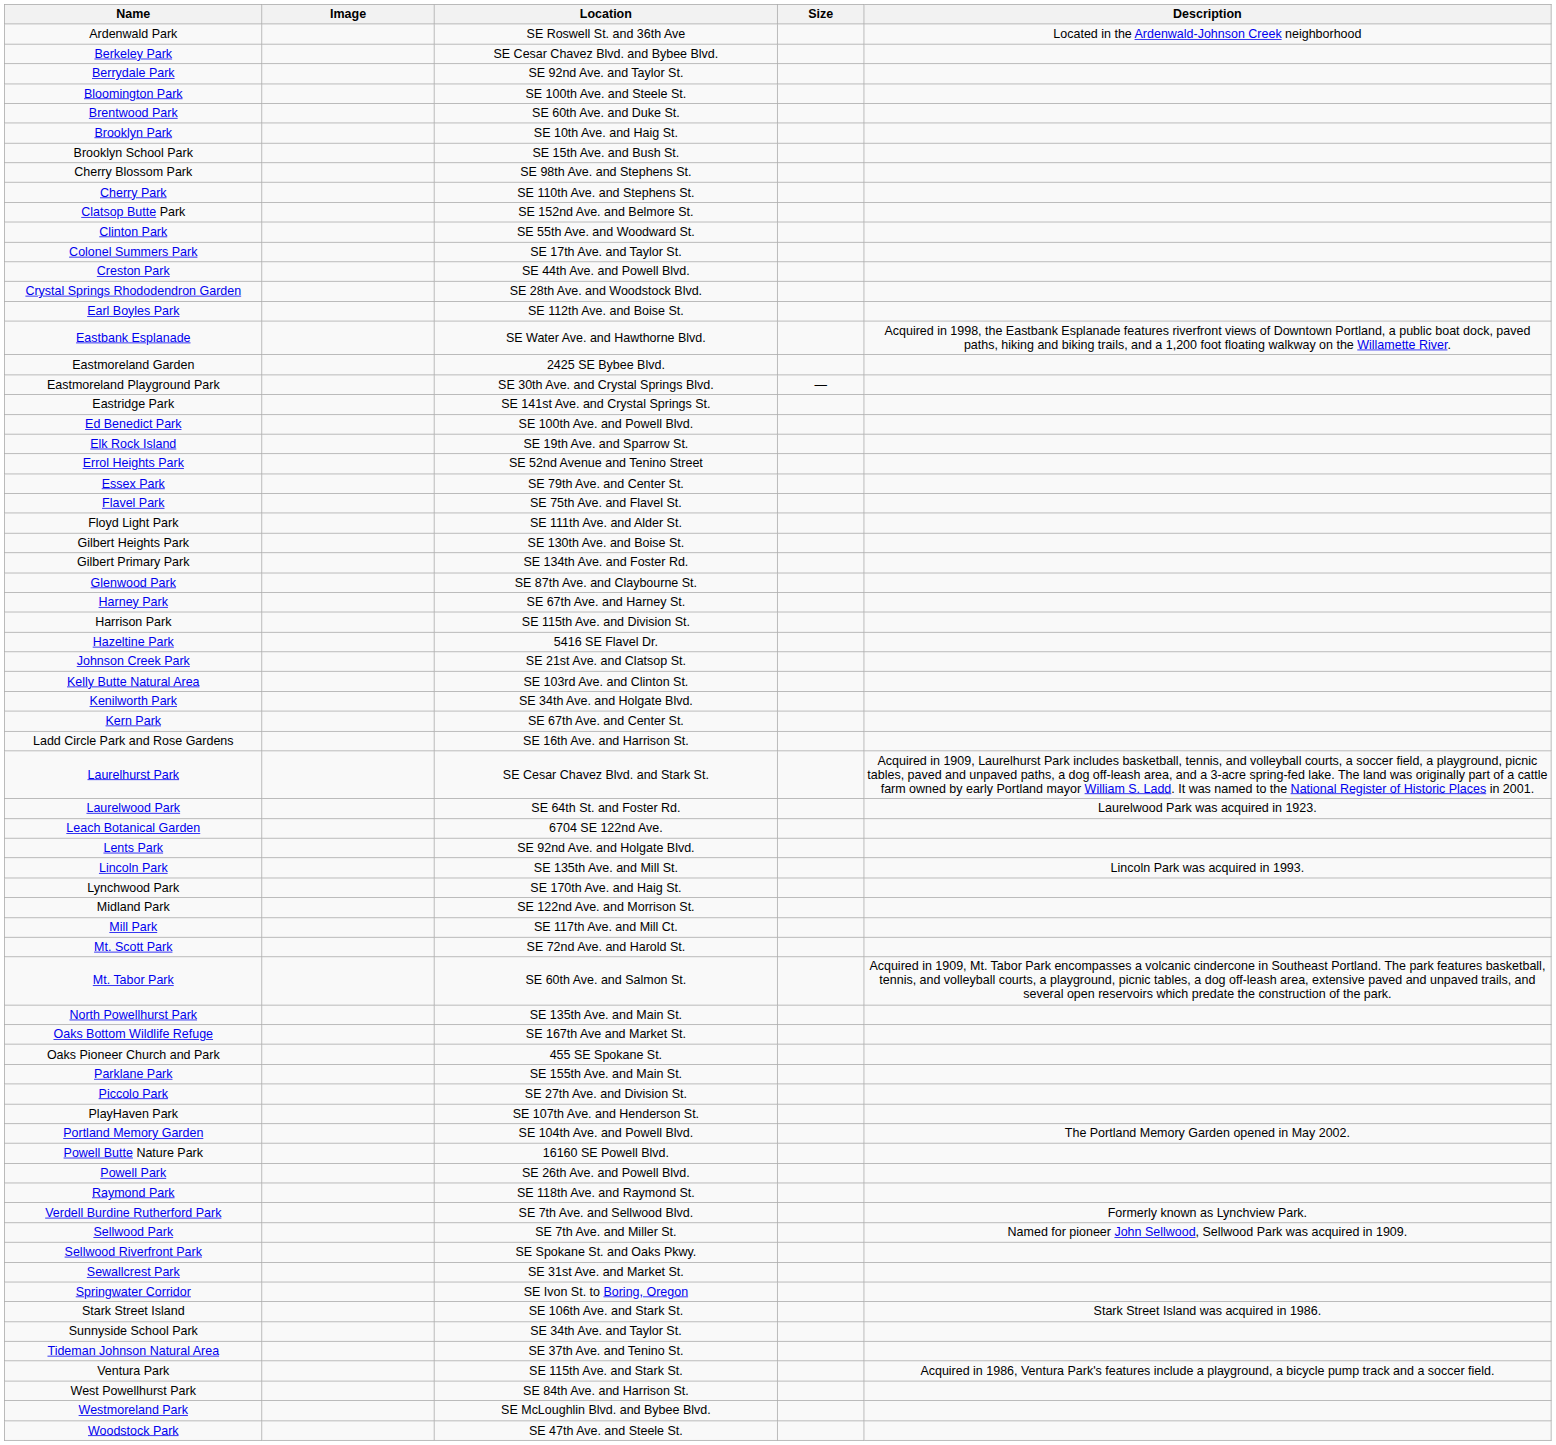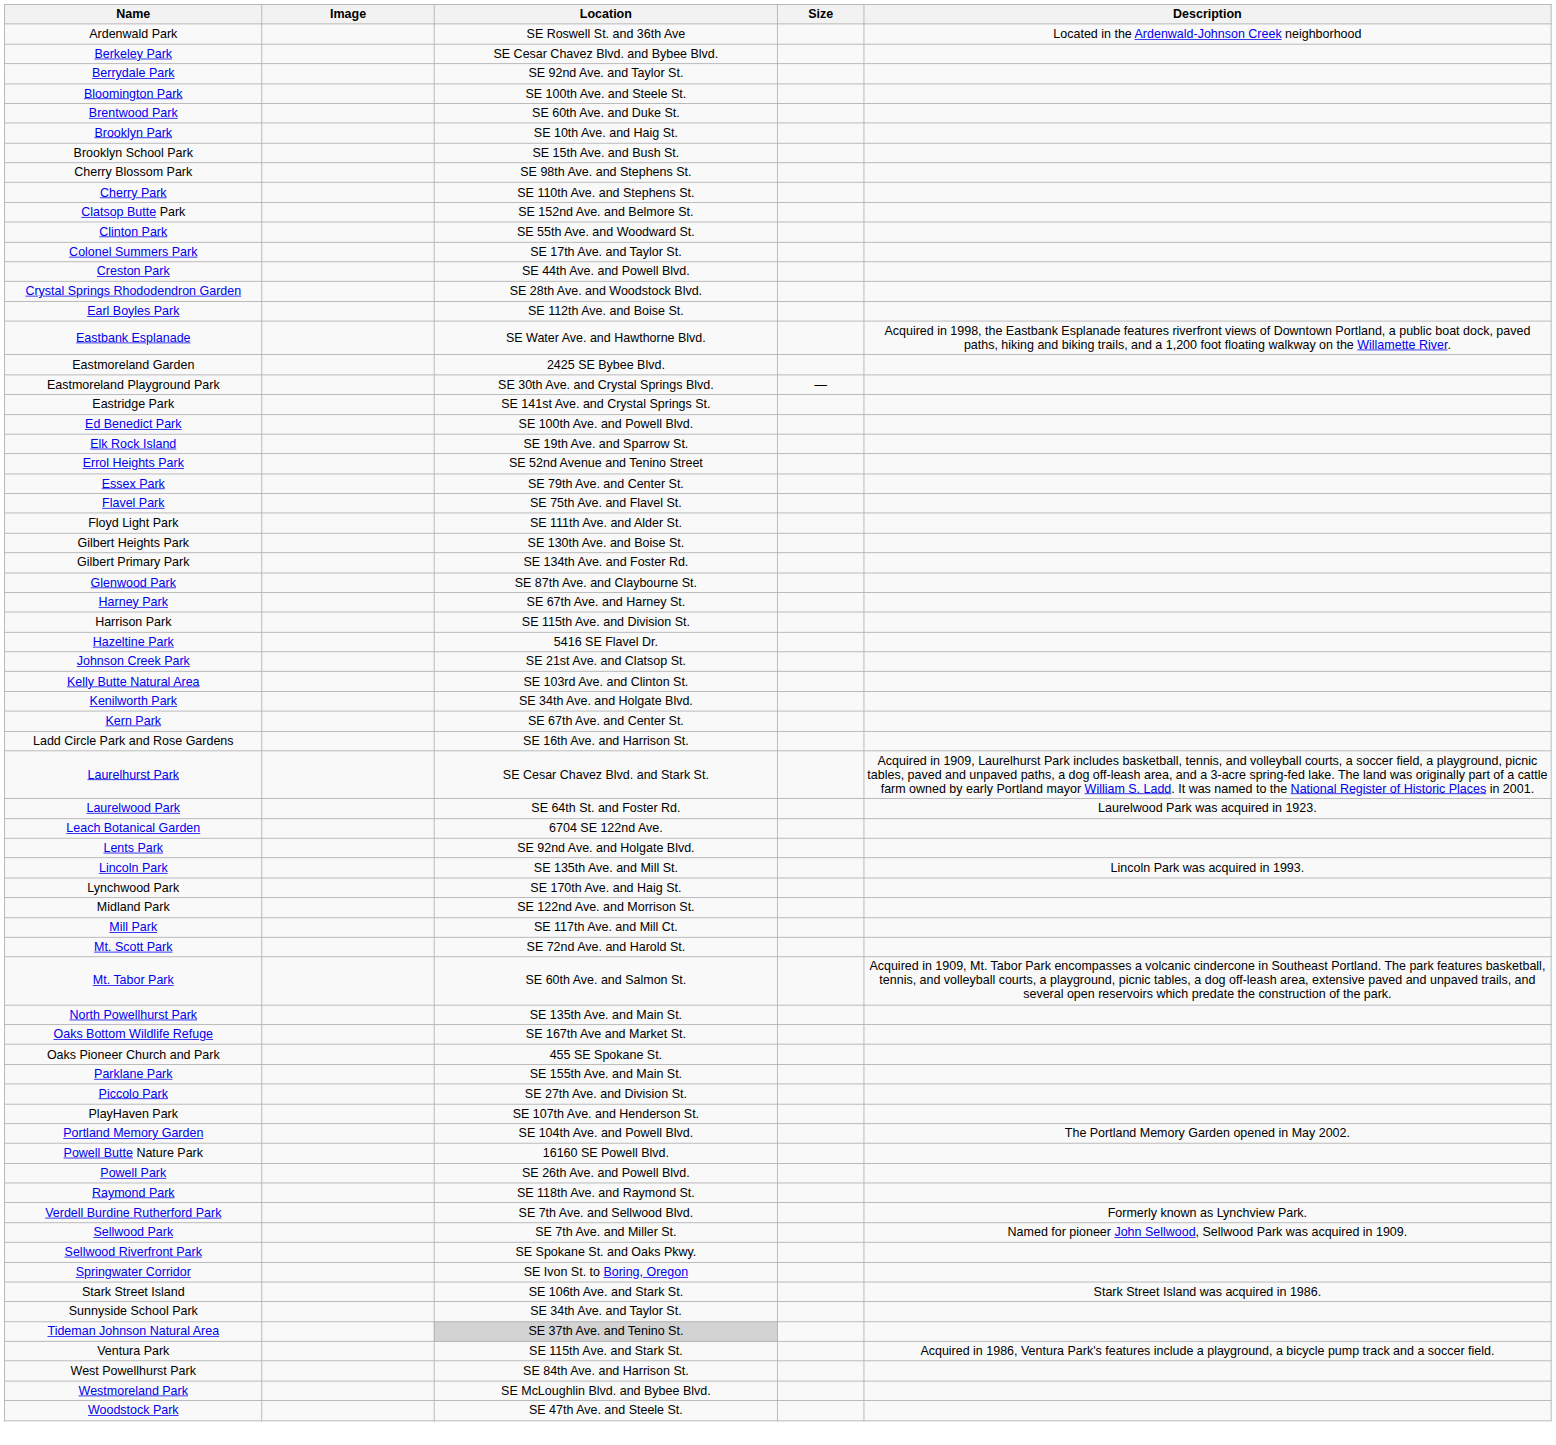- row: (133, 1272)
(606, 1351) no background -> (606, 1331) lightgrey background
